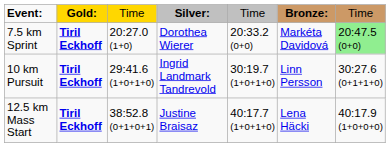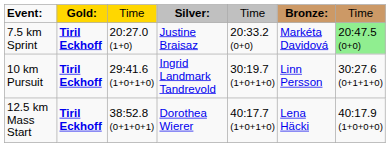(183, 38) Dorothea Wierer -> (179, 38) Justine Braisaz
(179, 120) Justine Braisaz -> (183, 120) Dorothea Wierer
